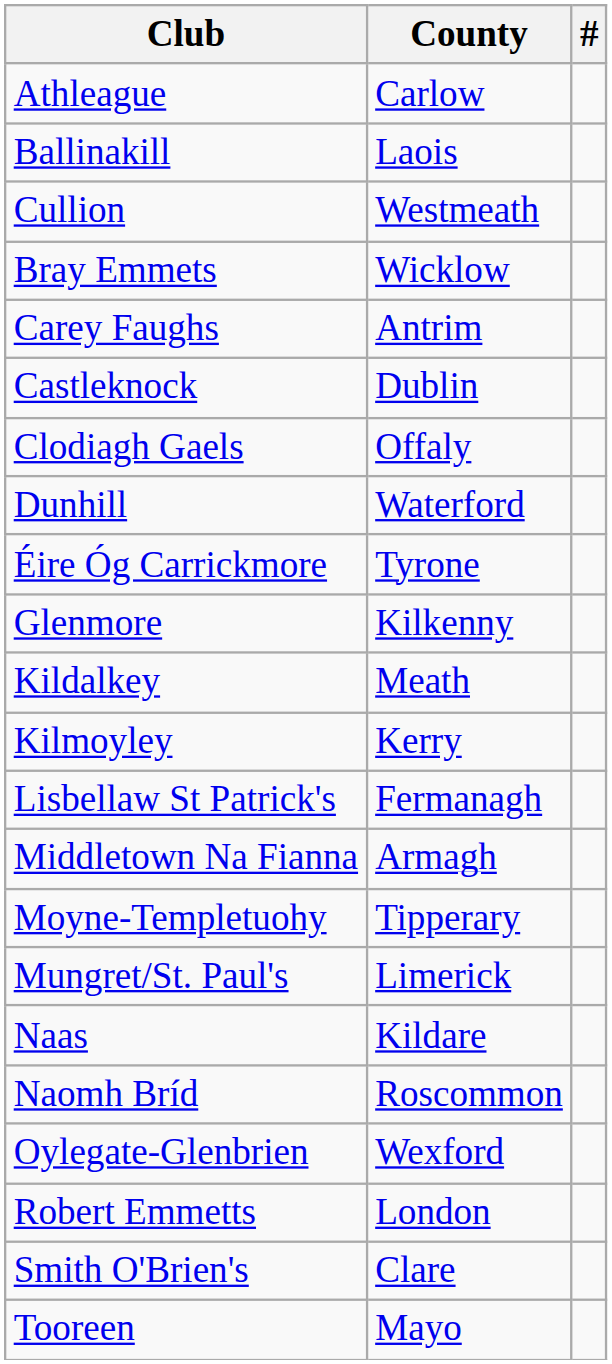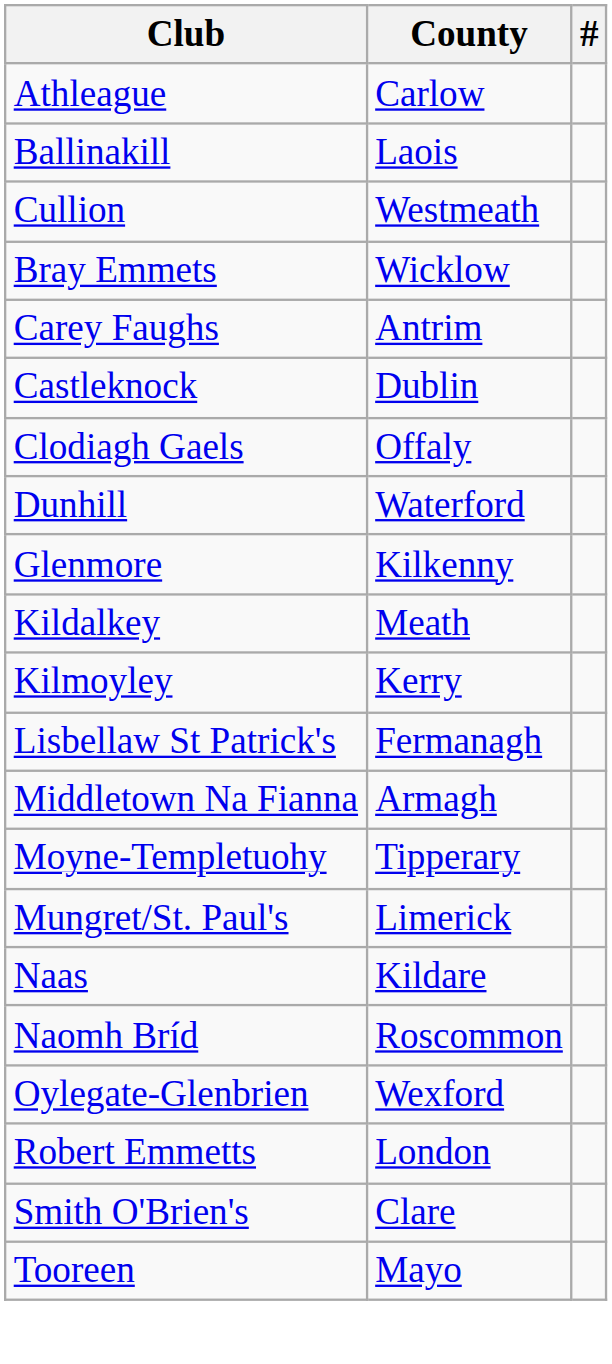- row: (170, 563)
